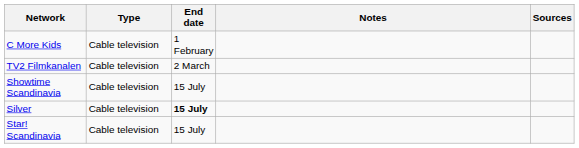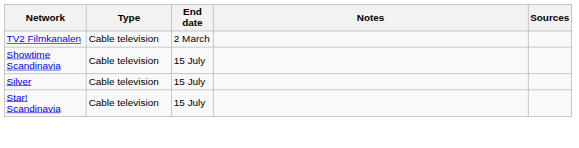- row: (34, 44)
(191, 108) bold -> (190, 81) normal
